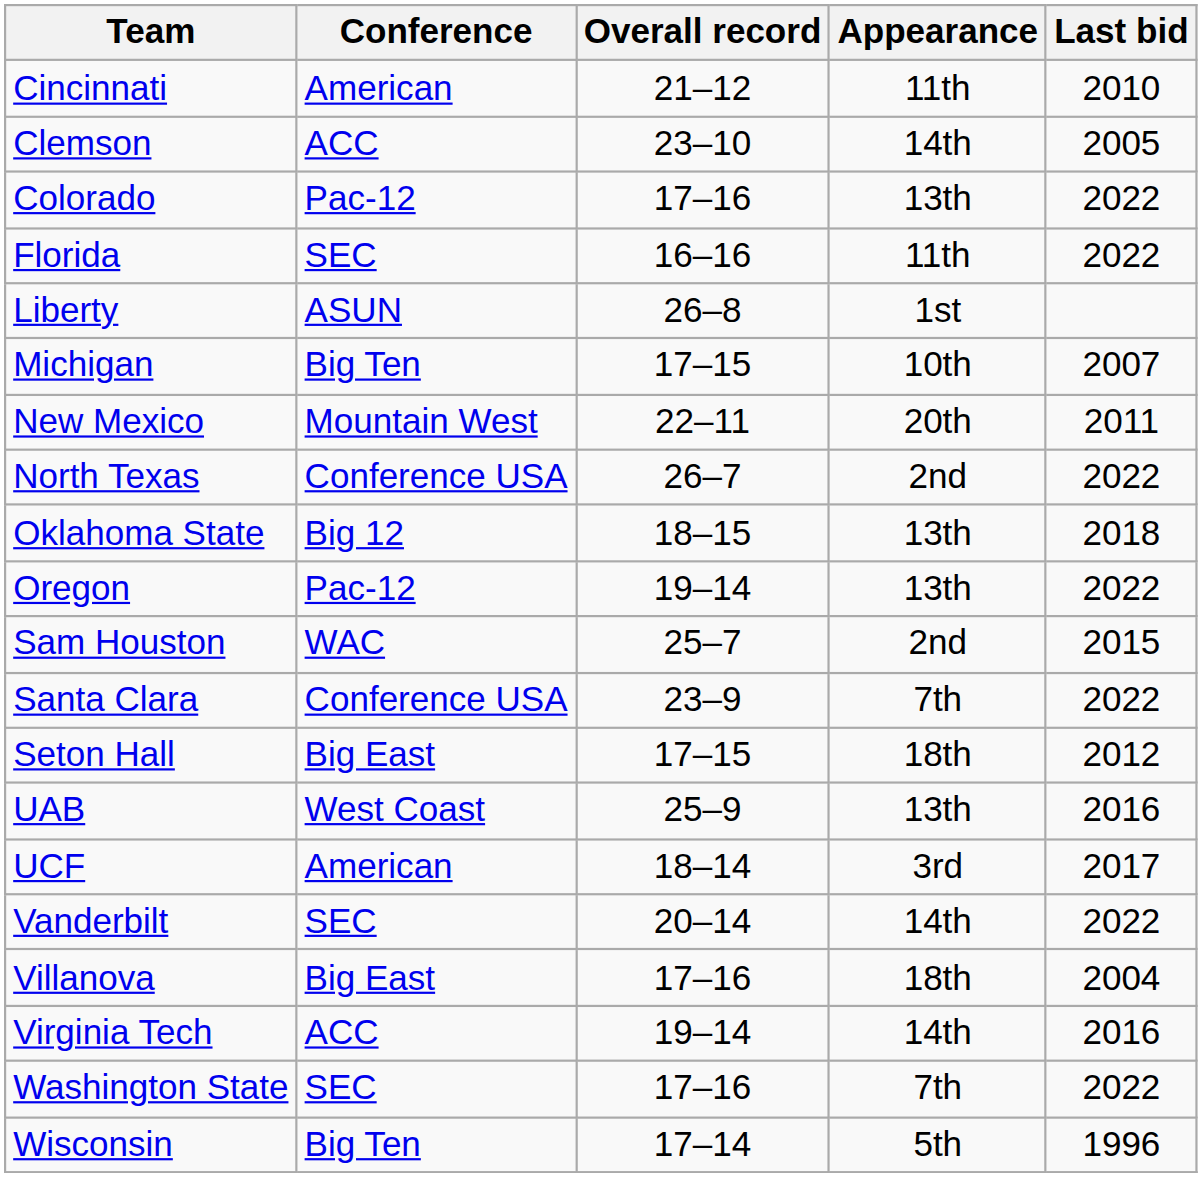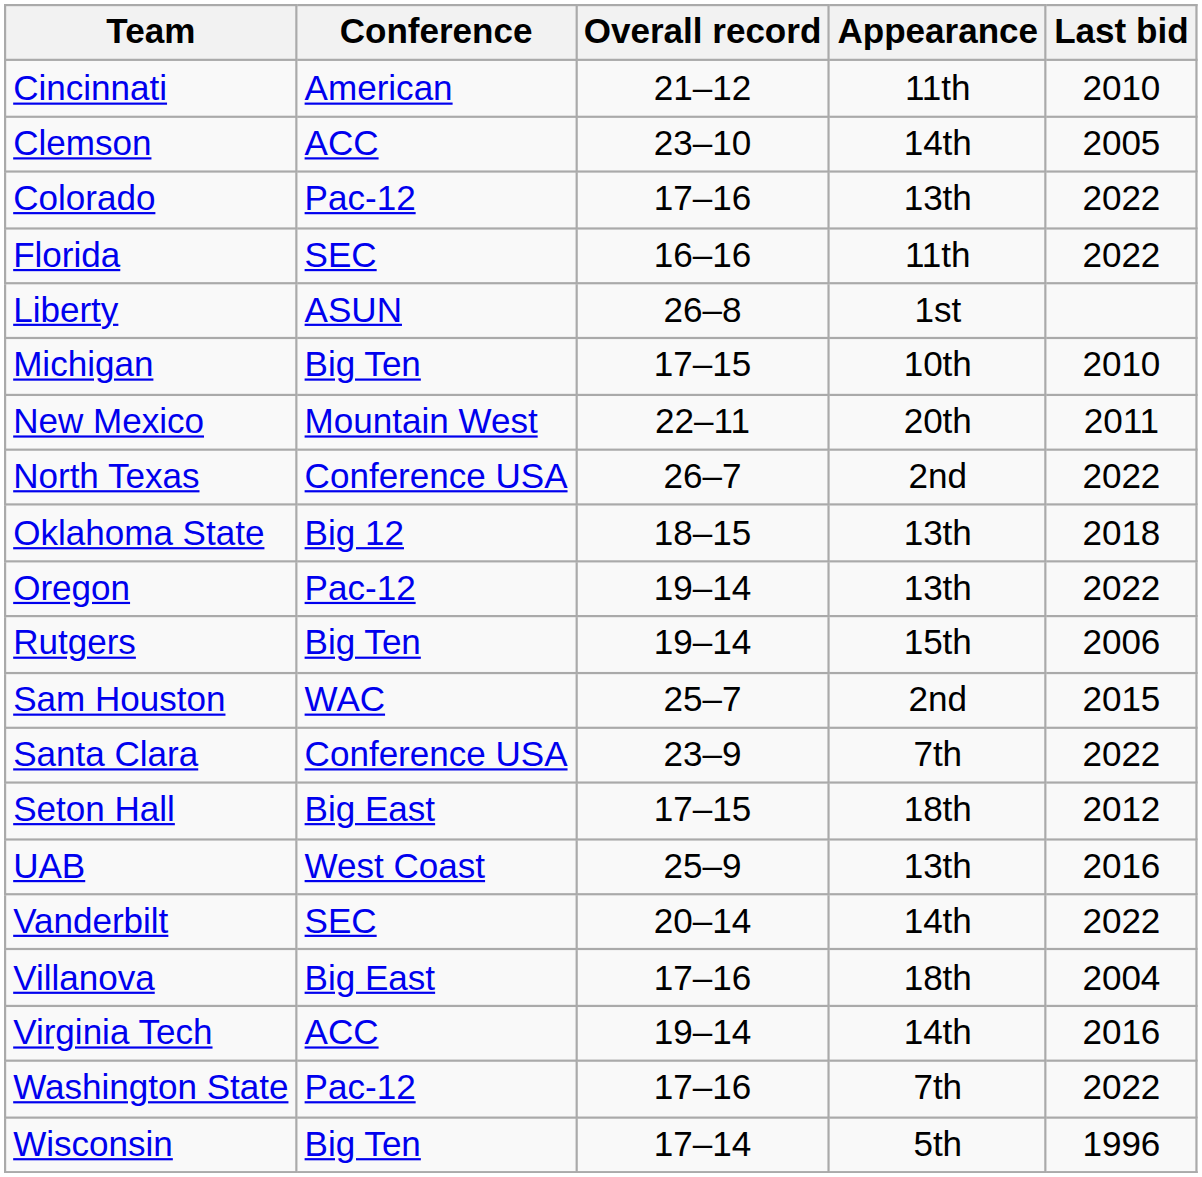(1121, 365) 2007 -> (1121, 365) 2010
+ row: (75, 643)
- row: (49, 865)
(341, 1088) SEC -> (360, 1088) Pac-12
